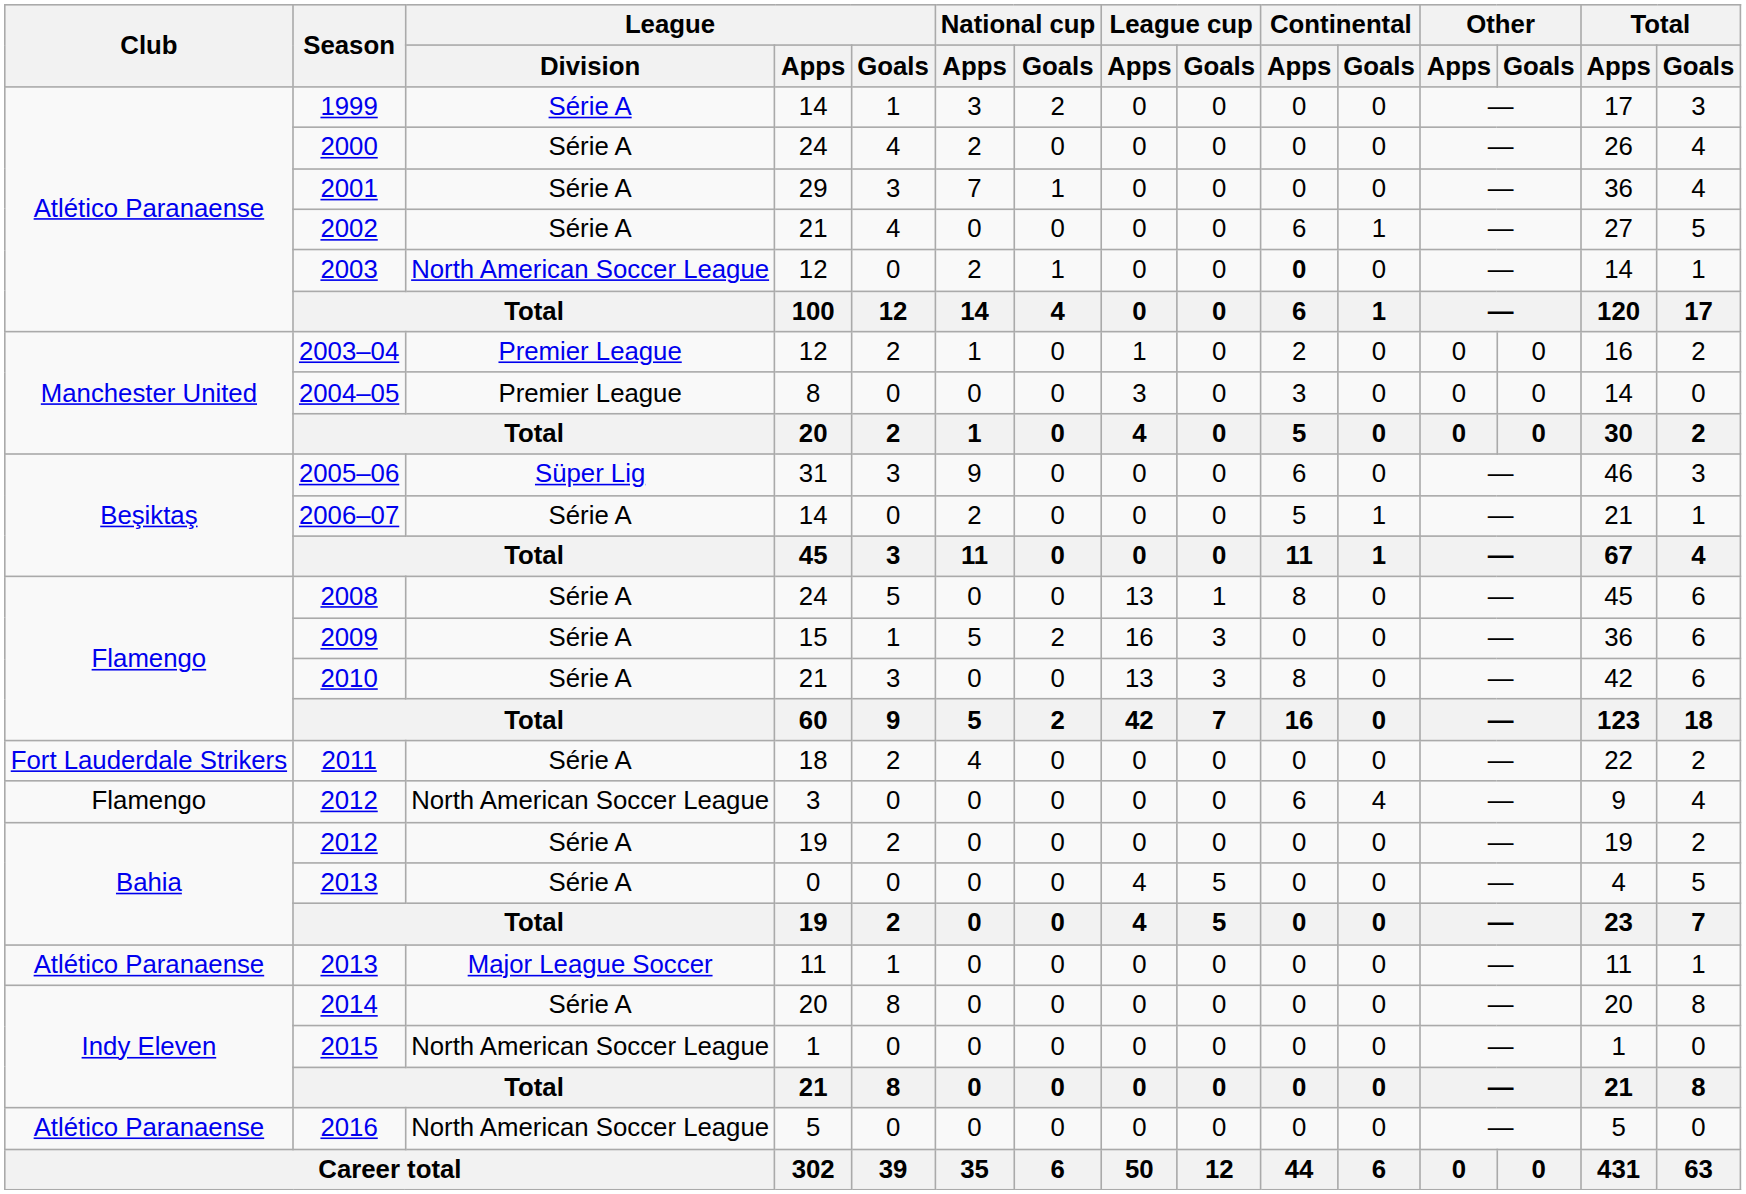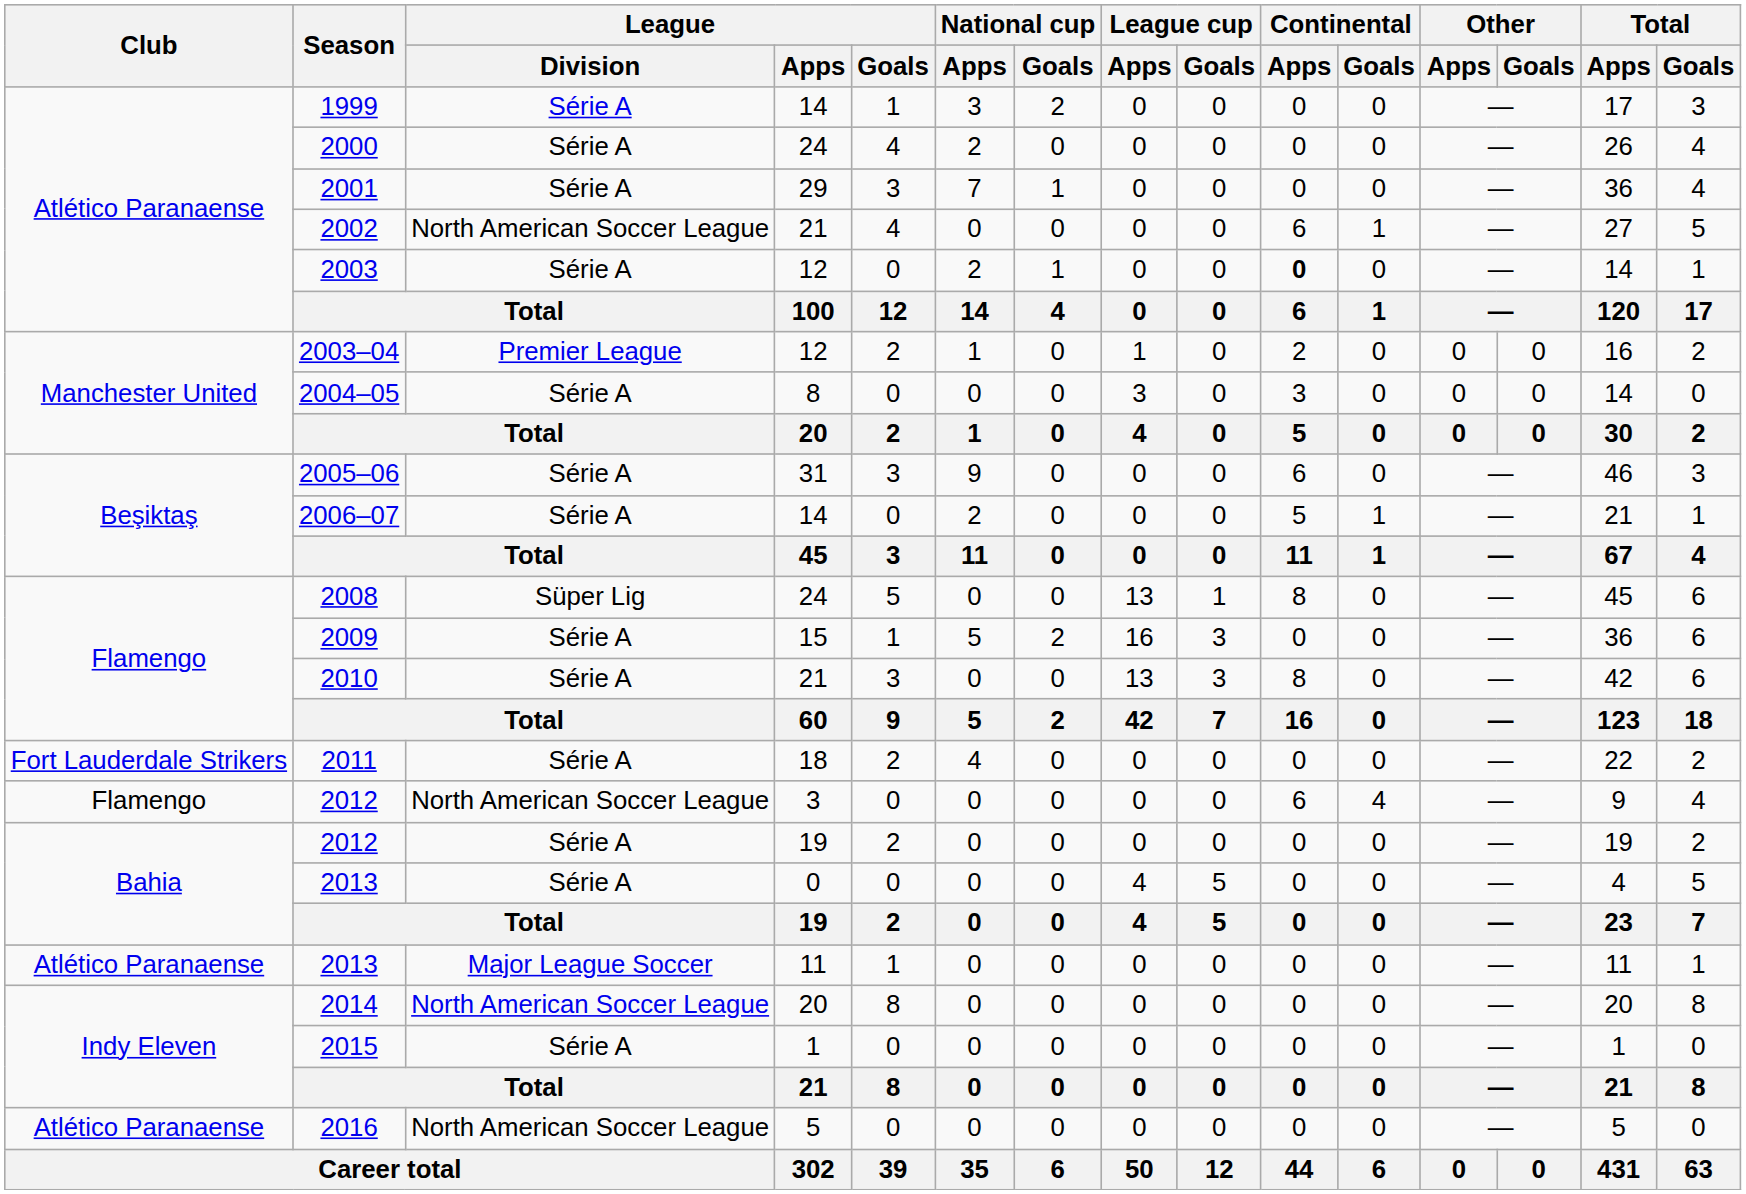(590, 229) Série A -> (590, 229) North American Soccer League
(590, 270) North American Soccer League -> (590, 270) Série A
(590, 392) Premier League -> (590, 392) Série A
(590, 474) Süper Lig -> (590, 474) Série A
(590, 596) Série A -> (590, 596) Süper Lig
(590, 1005) Série A -> (590, 1005) North American Soccer League
(590, 1046) North American Soccer League -> (590, 1046) Série A
